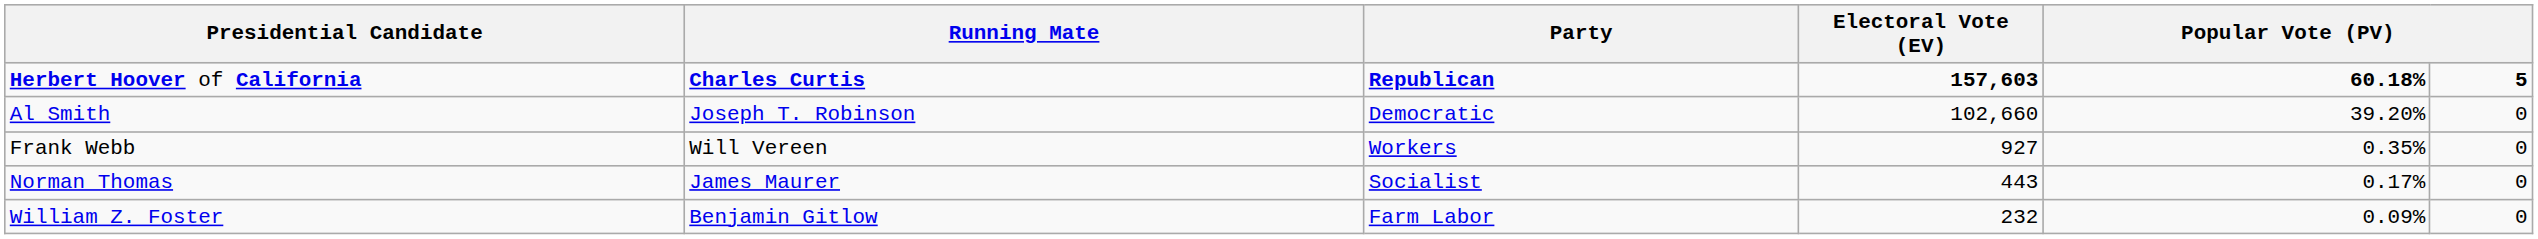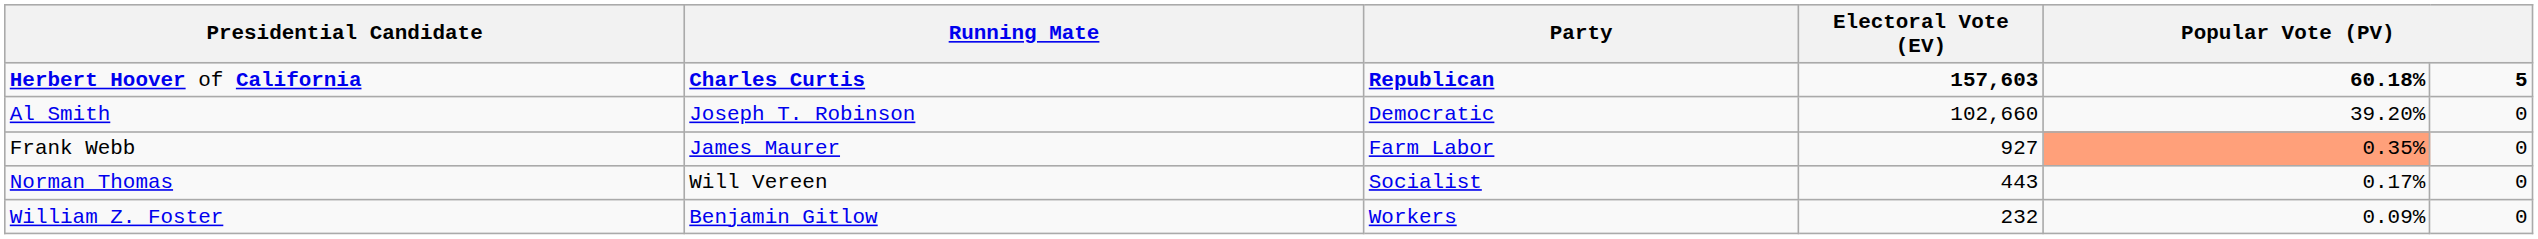(758, 148) Will Vereen -> (765, 148) James Maurer
(1413, 148) Workers -> (1432, 148) Farm Labor
(2394, 148) no background -> (2394, 148) lightsalmon background
(765, 182) James Maurer -> (758, 182) Will Vereen
(1432, 217) Farm Labor -> (1413, 217) Workers
